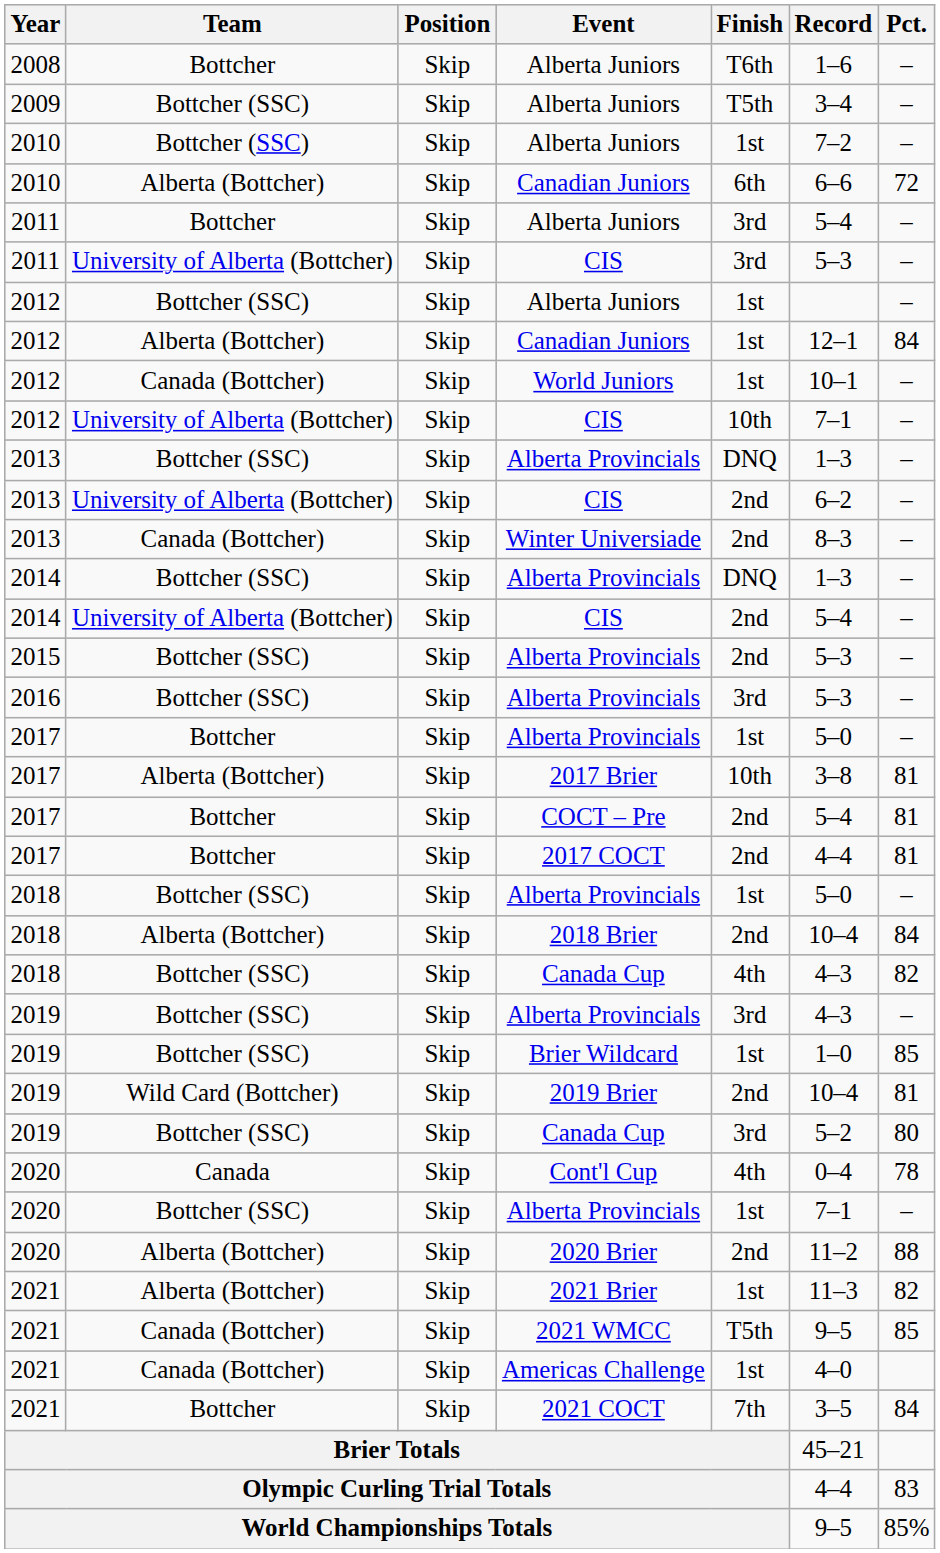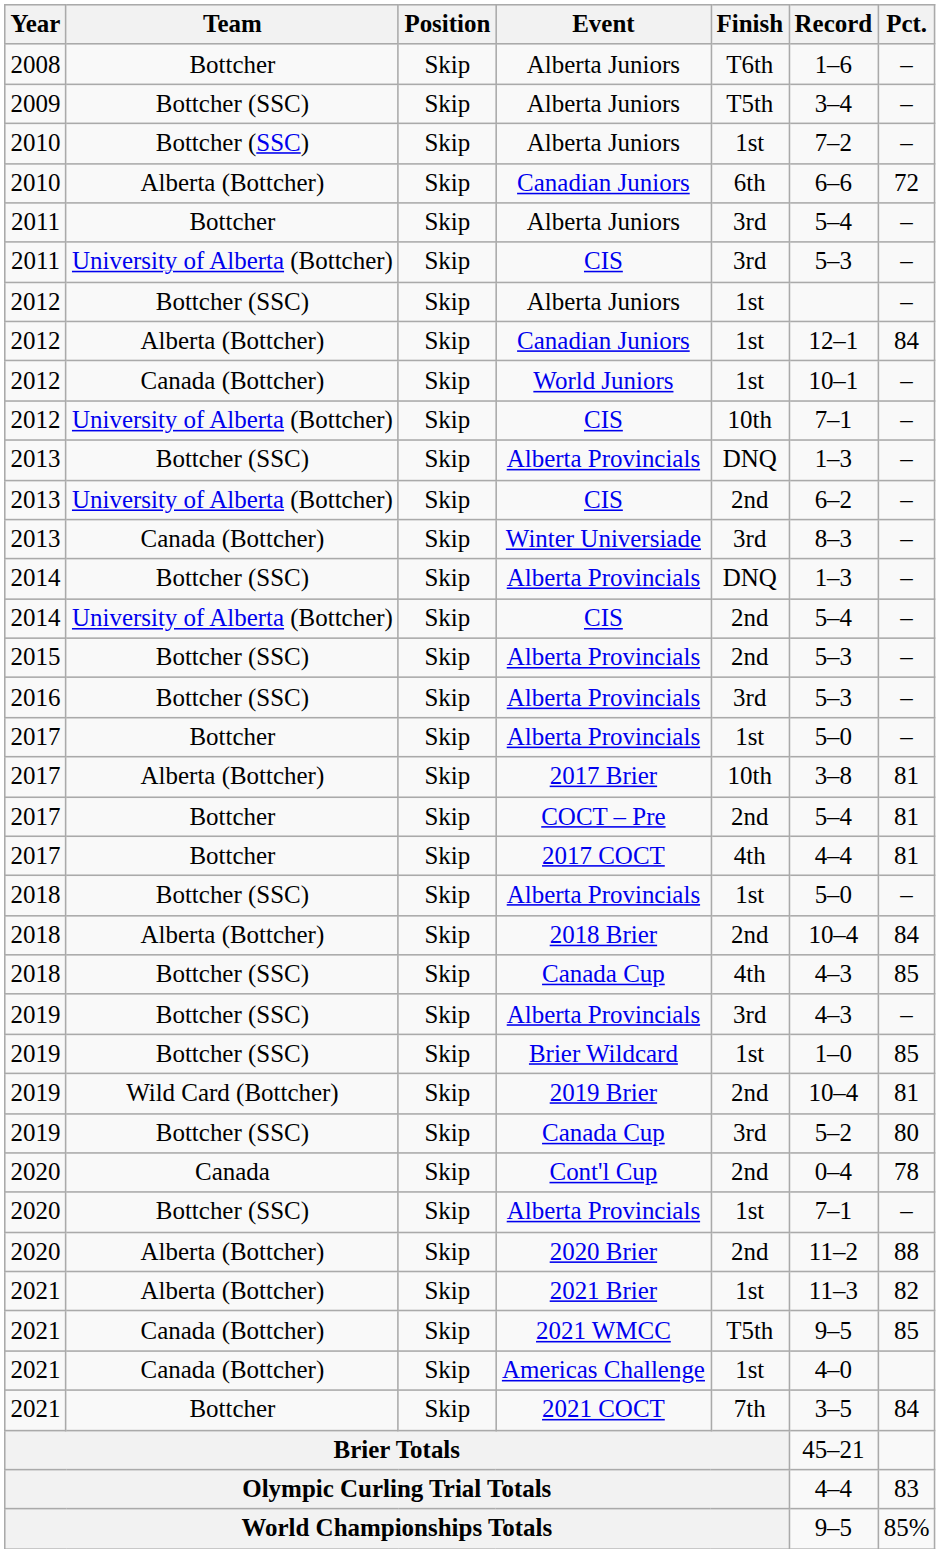(750, 538) 2nd -> (750, 538) 3rd
(750, 855) 2nd -> (750, 855) 4th
(907, 974) 82 -> (907, 974) 85
(750, 1172) 4th -> (750, 1172) 2nd
